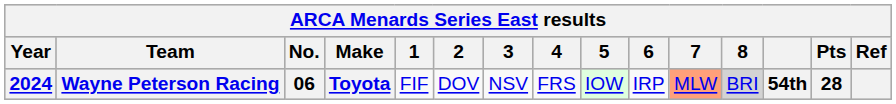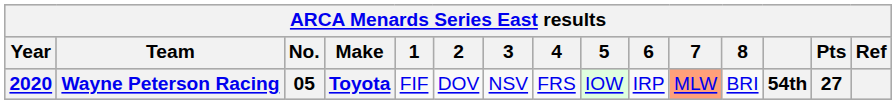(31, 84) 2024 -> (31, 84) 2020
(304, 84) 06 -> (304, 84) 05
(743, 84) lightgrey background -> (743, 84) no background
(831, 84) 28 -> (831, 84) 27
